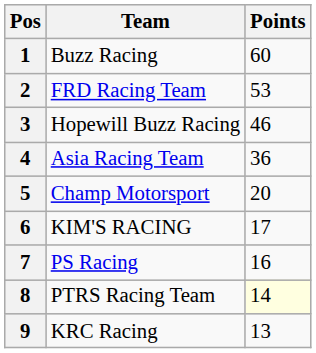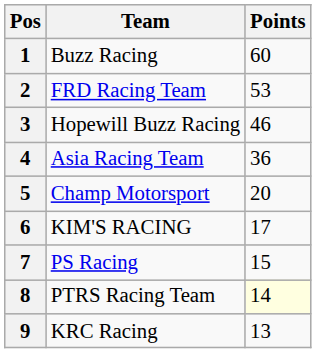(260, 261) 16 -> (260, 261) 15
